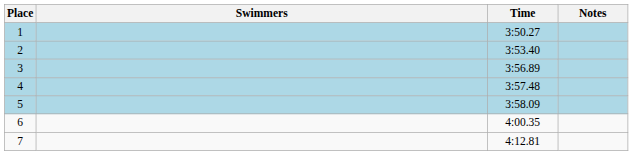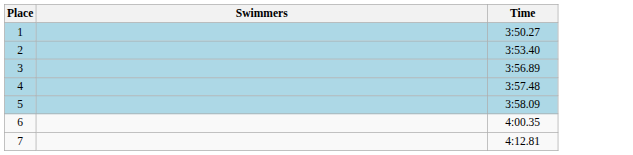- column: (593, 13)
